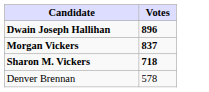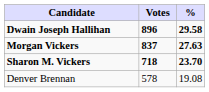+ column: (191, 12)
